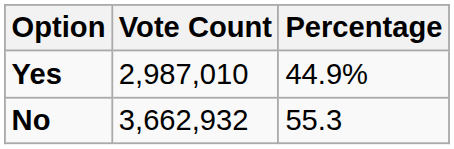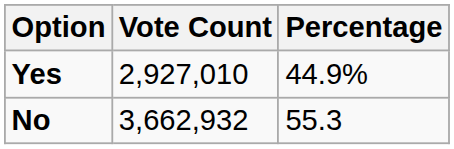(184, 73) 2,987,010 -> (184, 73) 2,927,010
